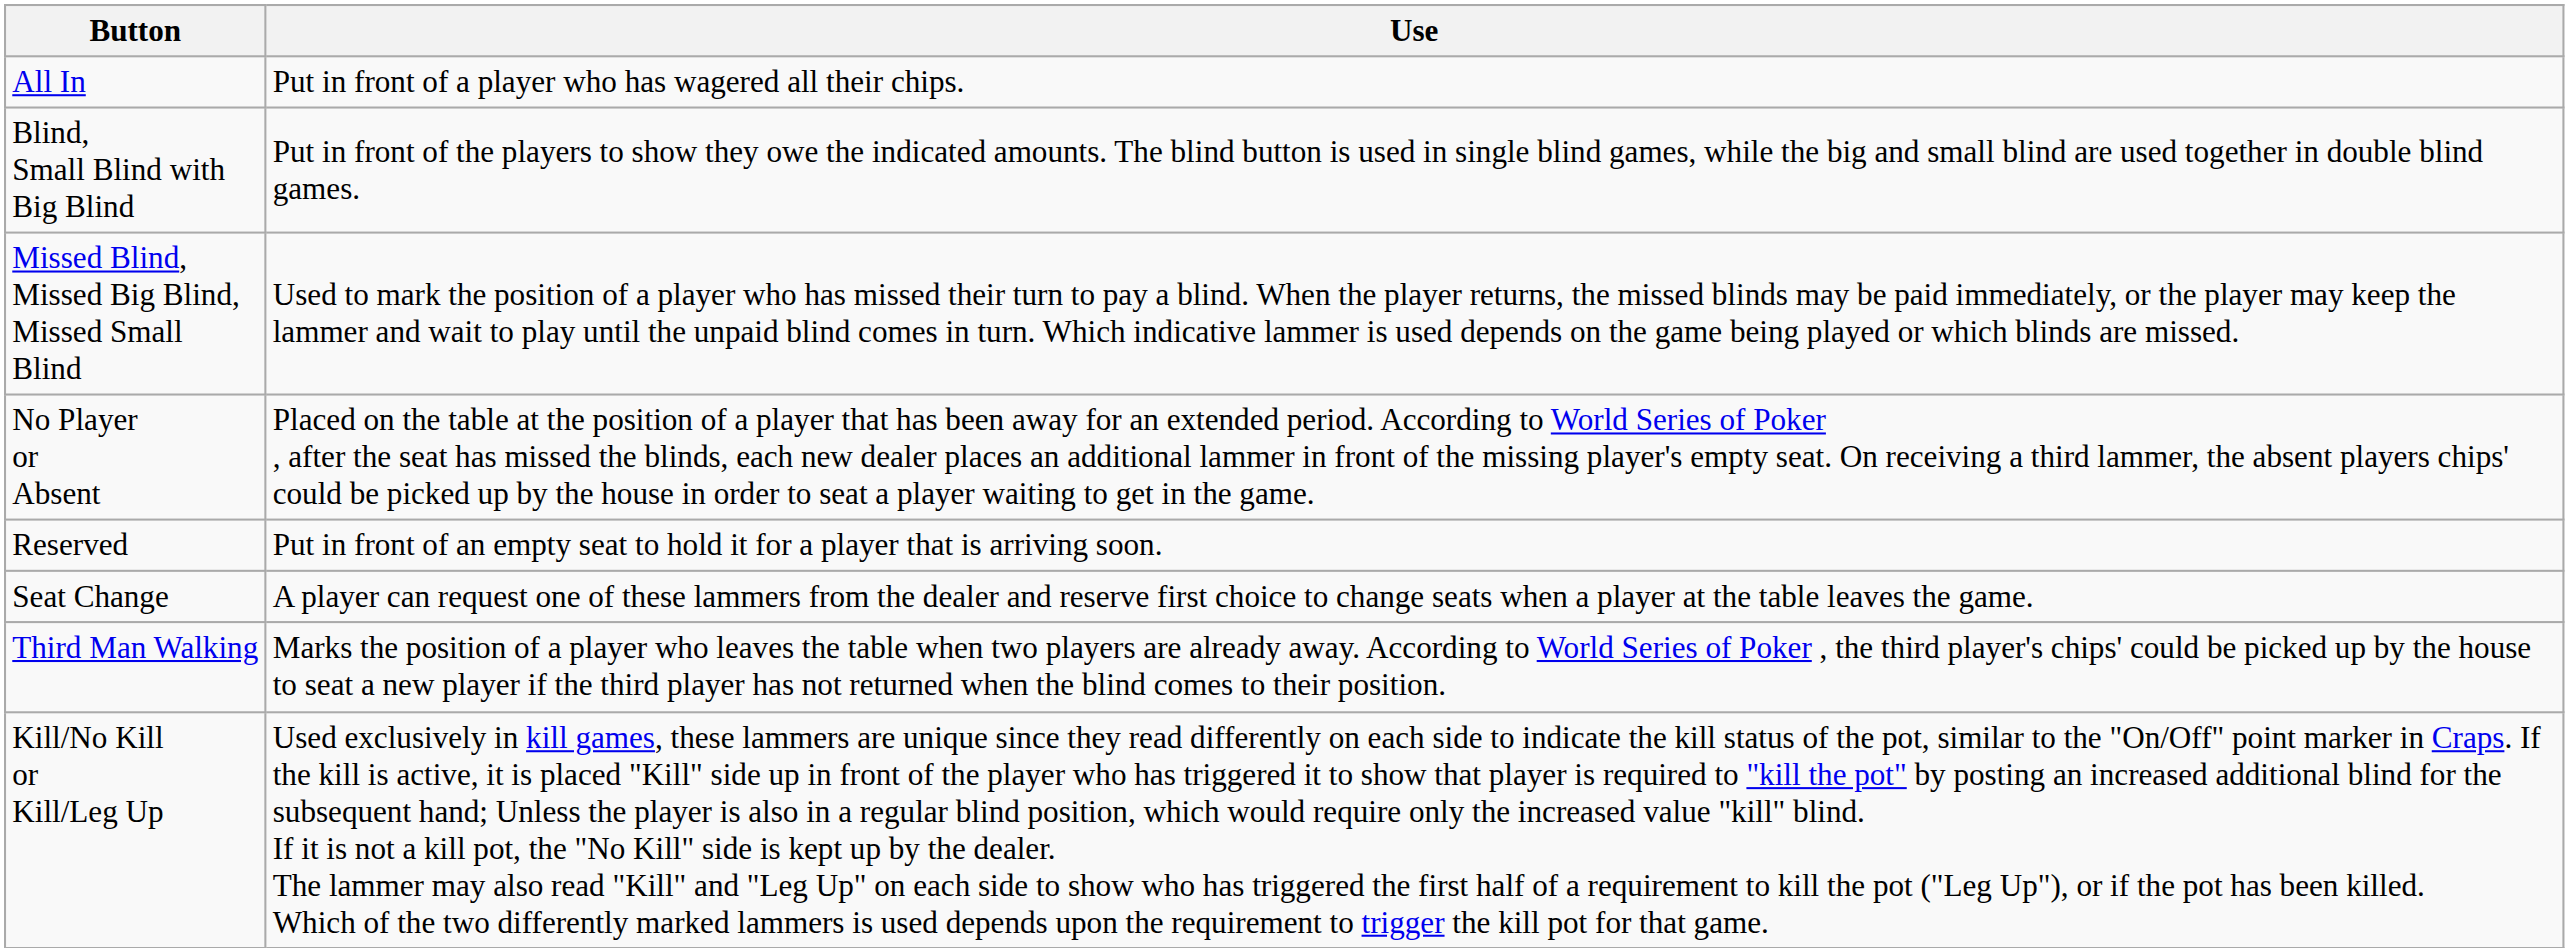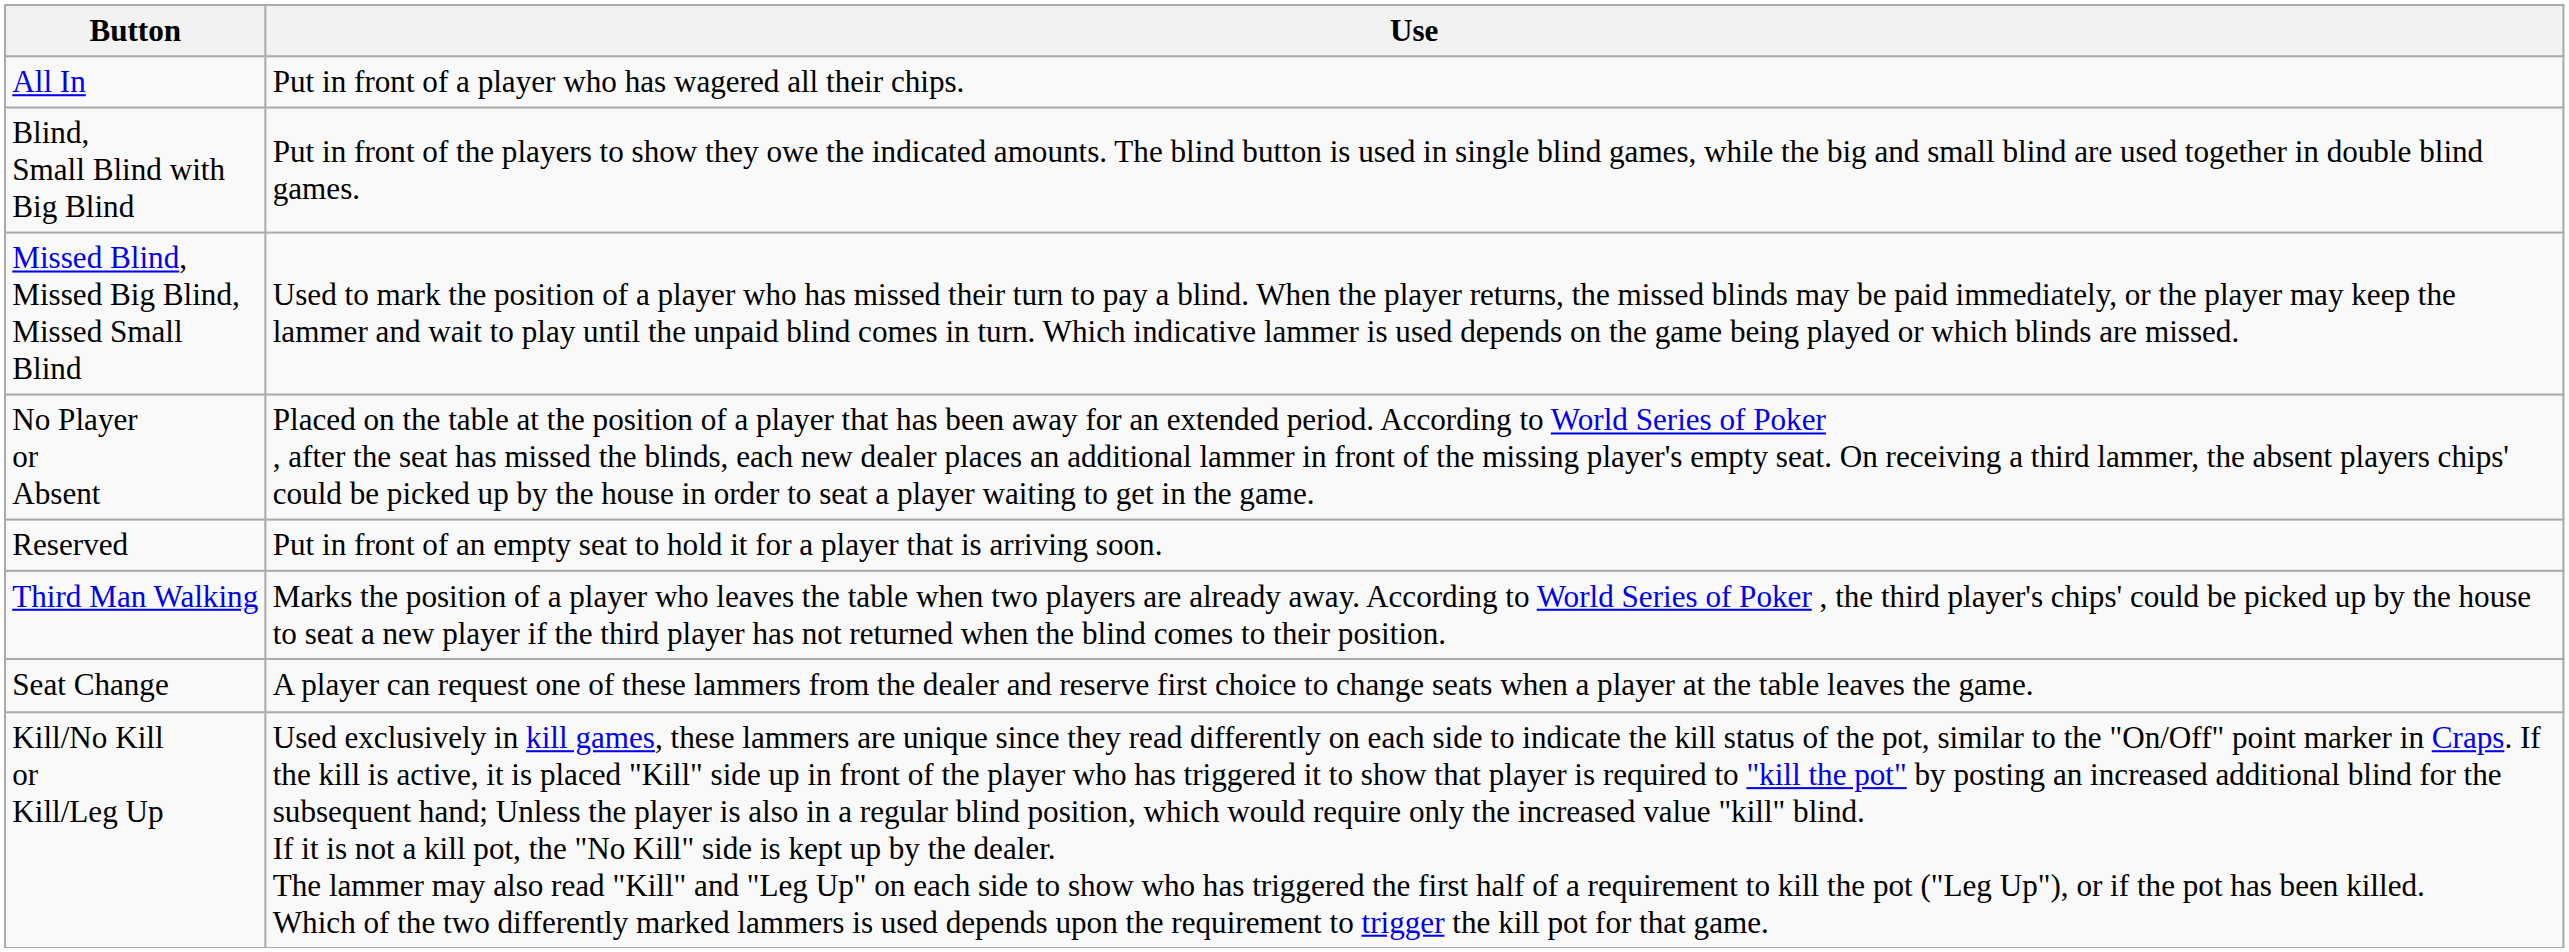rows swapped: (91, 596) <-> (135, 648)
